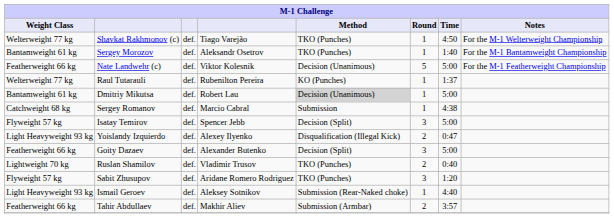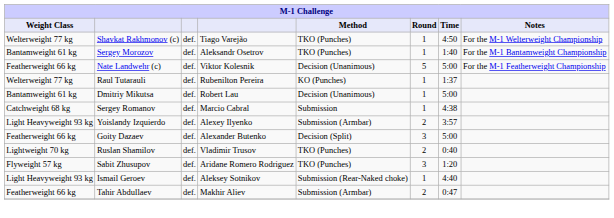(336, 94) lightgrey background -> (336, 94) no background
- row: (122, 122)
(349, 136) Disqualification (Illegal Kick) -> (335, 122) Submission (Armbar)
(450, 136) 0:47 -> (450, 122) 3:57
(450, 206) 3:57 -> (450, 192) 0:47
